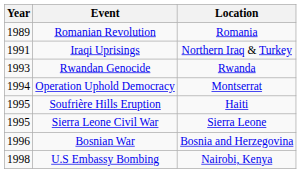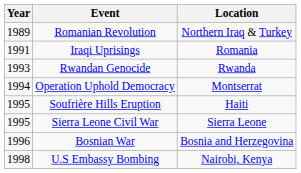(237, 31) Romania -> (237, 31) Northern Iraq & Turkey
(237, 50) Northern Iraq & Turkey -> (237, 50) Romania
